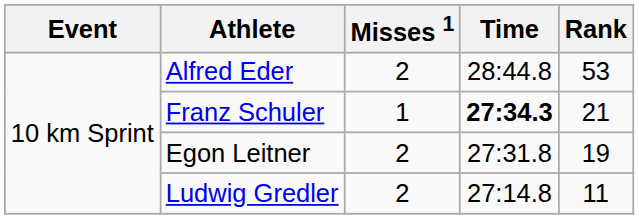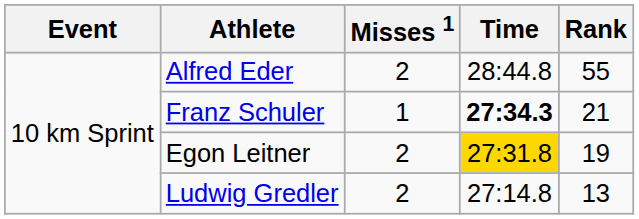(596, 72) 53 -> (596, 72) 55
(509, 153) no background -> (509, 153) gold background
(596, 193) 11 -> (596, 193) 13
